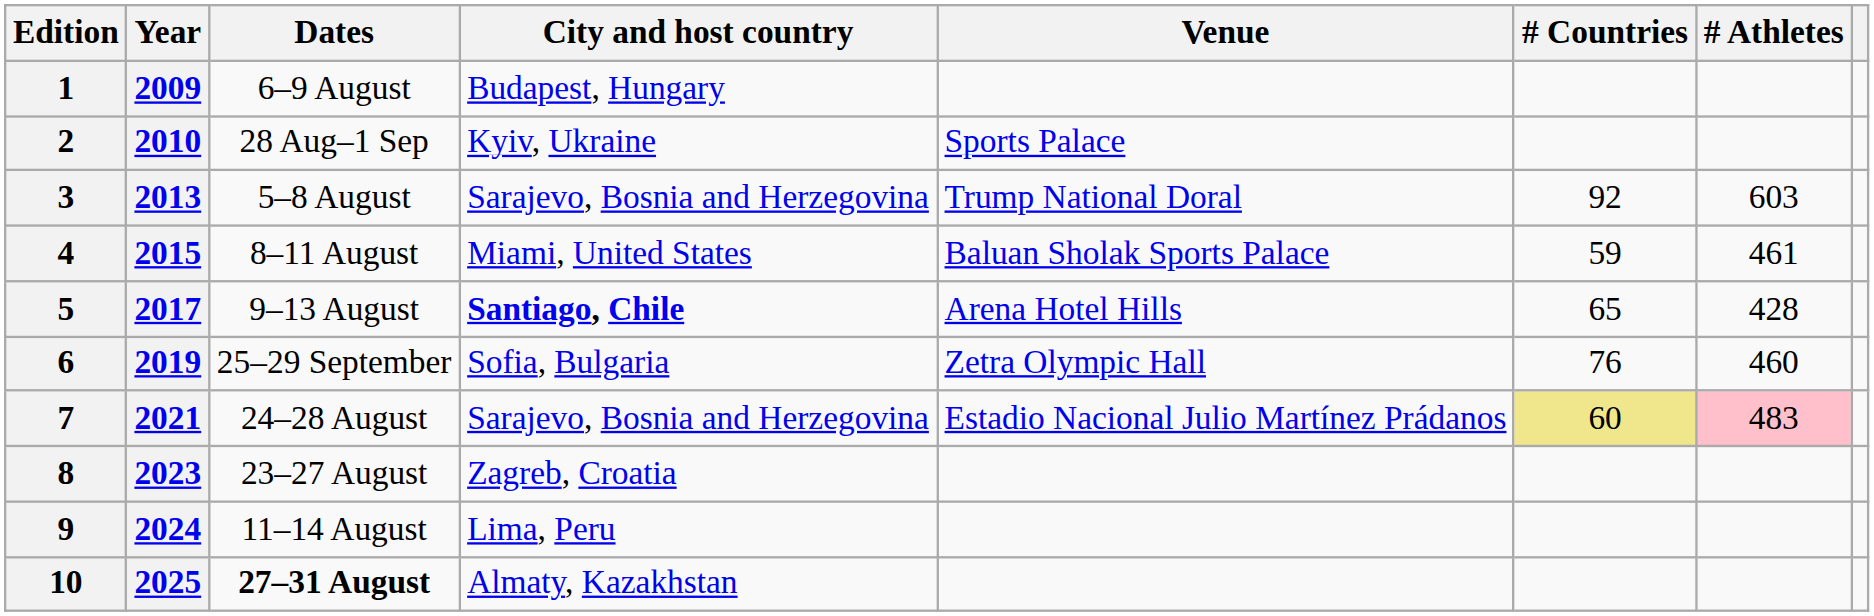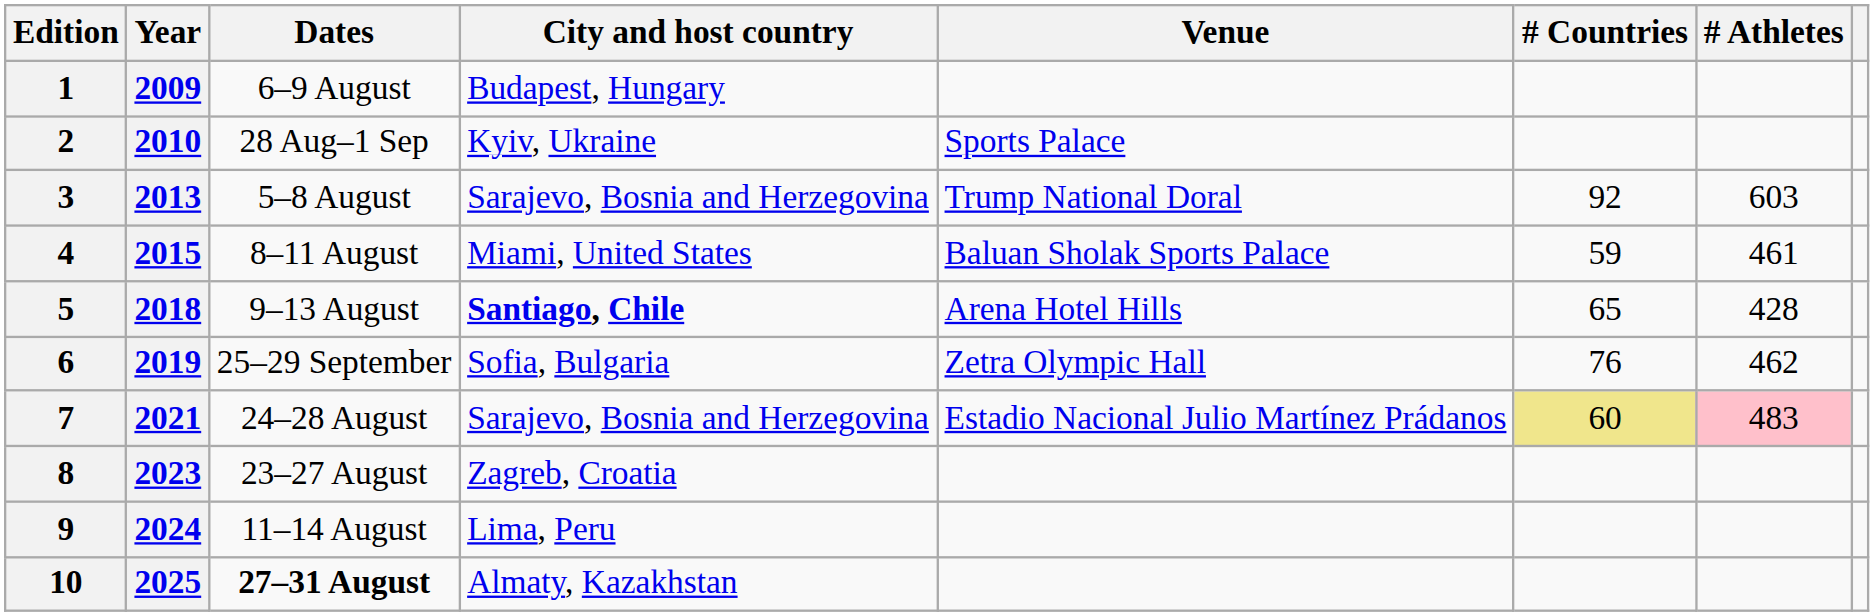(168, 307) 2017 -> (168, 307) 2018
(1774, 363) 460 -> (1774, 363) 462
